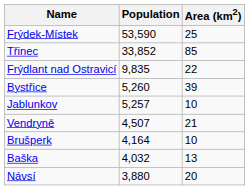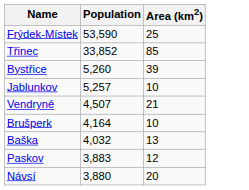- row: (62, 69)
+ row: (25, 158)
